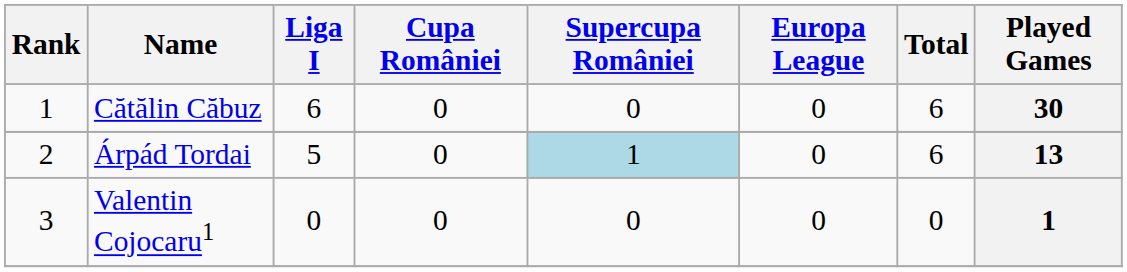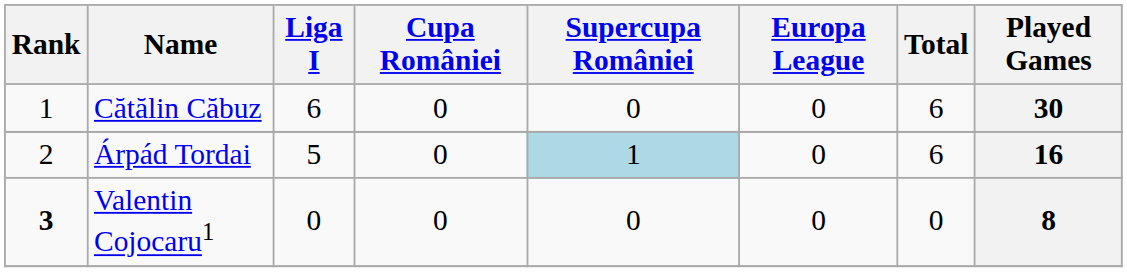(1048, 154) 13 -> (1048, 154) 16
(46, 221) normal -> (46, 221) bold
(1048, 221) 1 -> (1048, 221) 8
